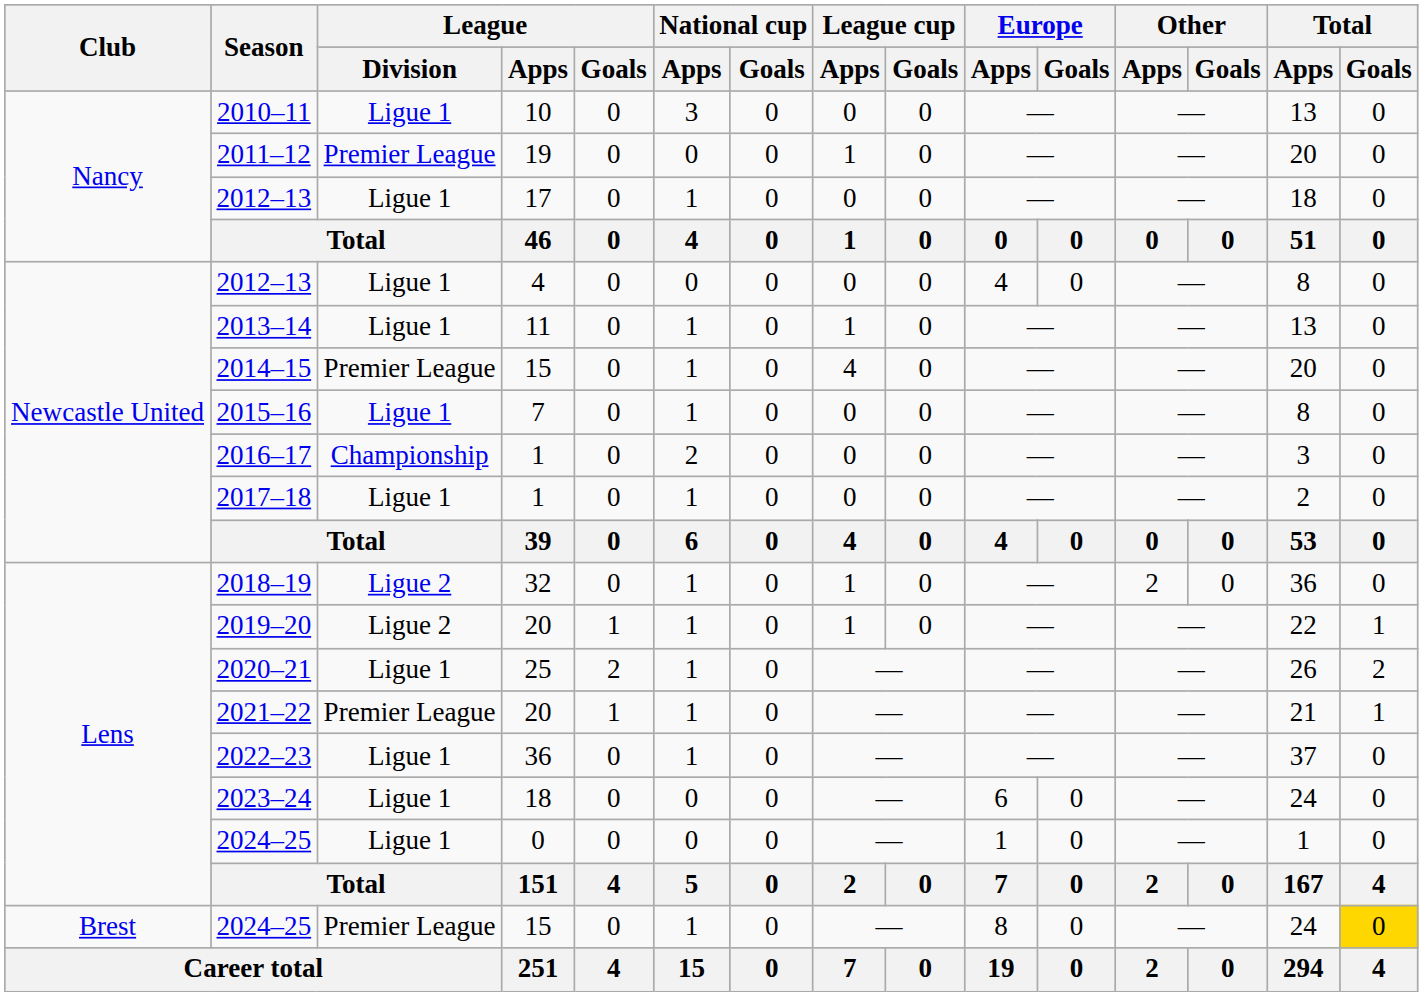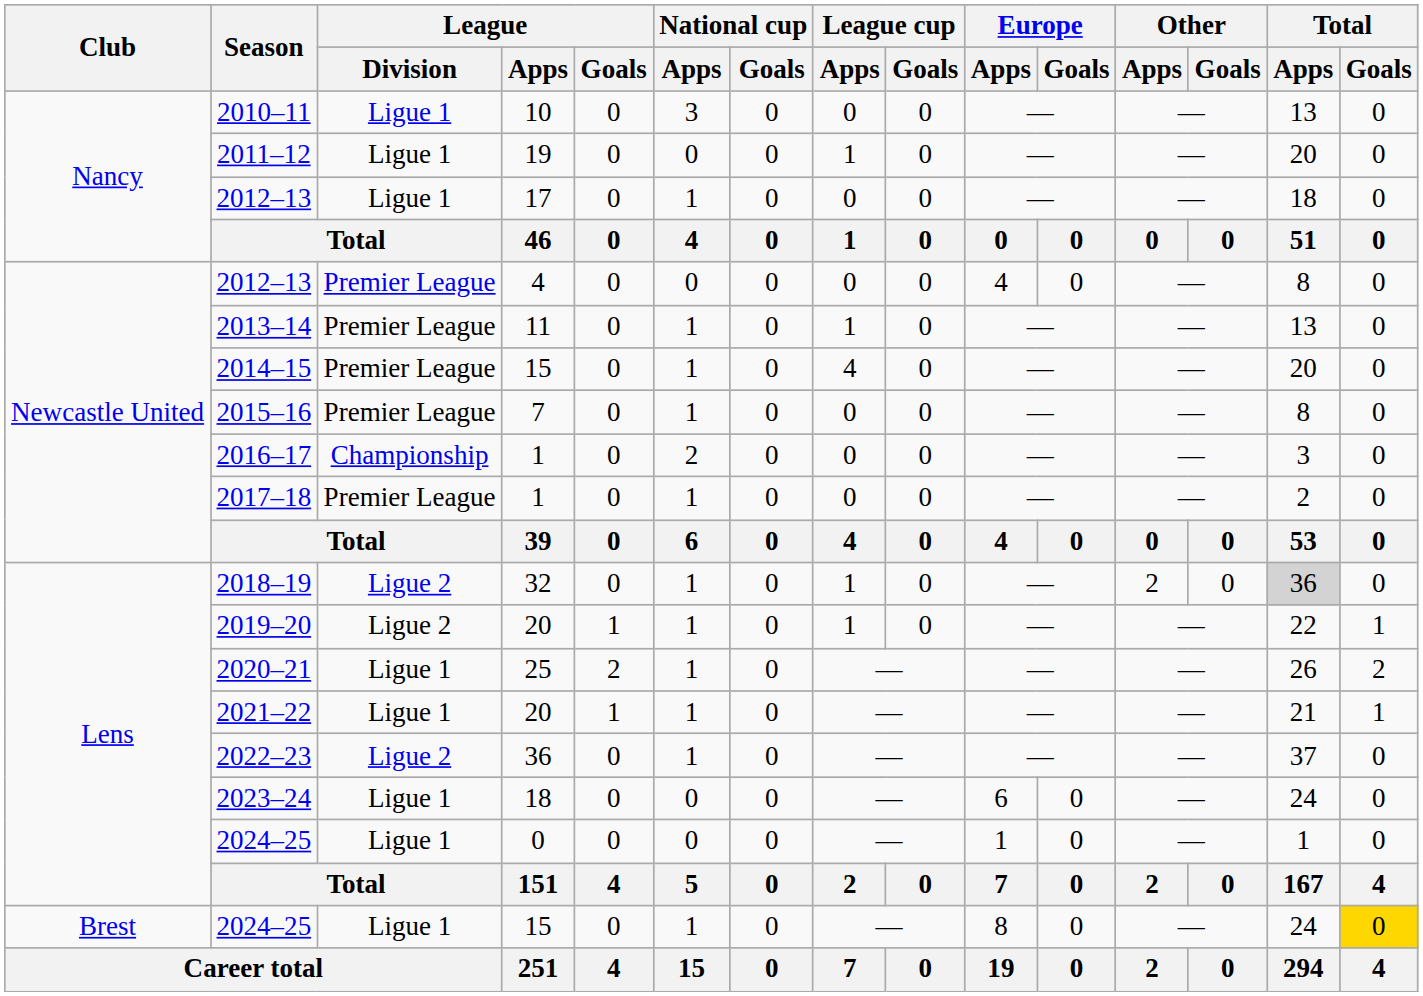(410, 154) Premier League -> (410, 154) Ligue 1
(410, 283) Ligue 1 -> (410, 283) Premier League
(410, 326) Ligue 1 -> (410, 326) Premier League
(410, 411) Ligue 1 -> (410, 411) Premier League
(410, 497) Ligue 1 -> (410, 497) Premier League
(1303, 583) no background -> (1303, 583) lightgrey background
(410, 712) Premier League -> (410, 712) Ligue 1
(410, 754) Ligue 1 -> (410, 754) Ligue 2
(410, 926) Premier League -> (410, 926) Ligue 1
